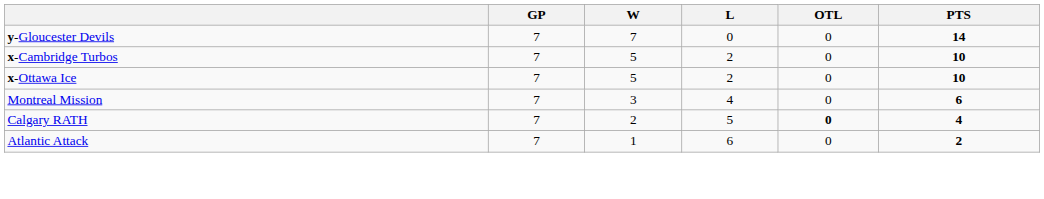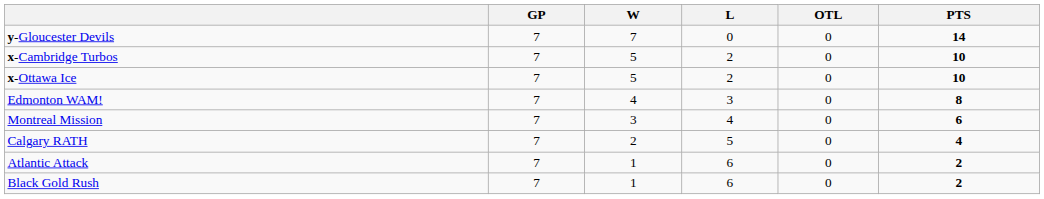+ row: (55, 99)
(828, 120) bold -> (828, 141) normal
+ row: (53, 183)
